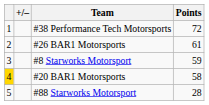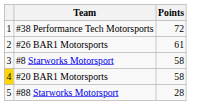- column: (23, 12)
(197, 60) 59 -> (179, 60) 58
